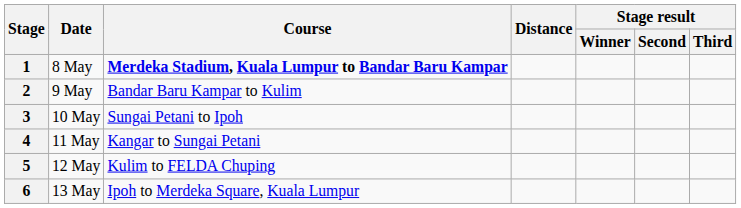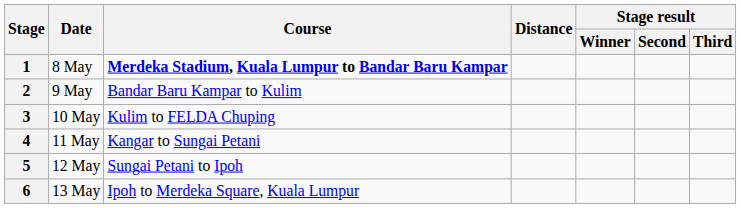(175, 116) Sungai Petani to Ipoh -> (191, 116) Kulim to FELDA Chuping
(191, 166) Kulim to FELDA Chuping -> (175, 166) Sungai Petani to Ipoh
